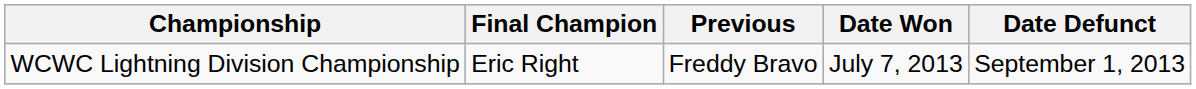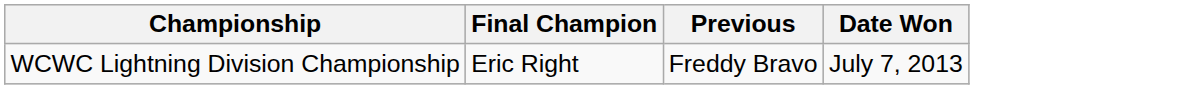- column: (1080, 24)
